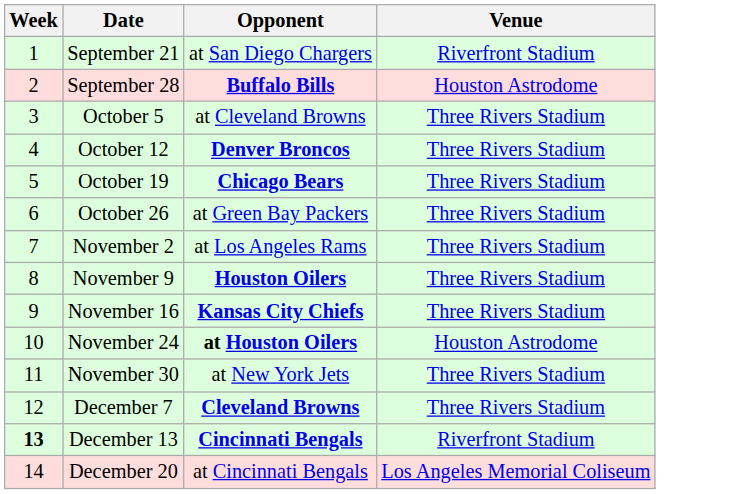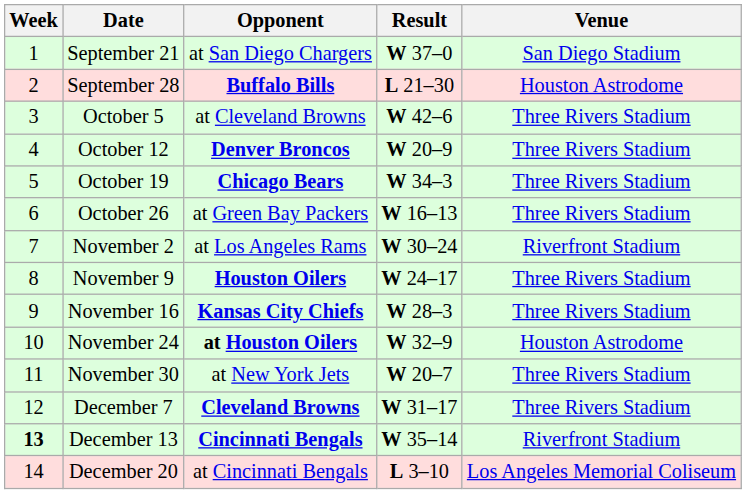+ column: (419, 20)
(516, 52) Riverfront Stadium -> (601, 52) San Diego Stadium
(516, 246) Three Rivers Stadium -> (601, 246) Riverfront Stadium
